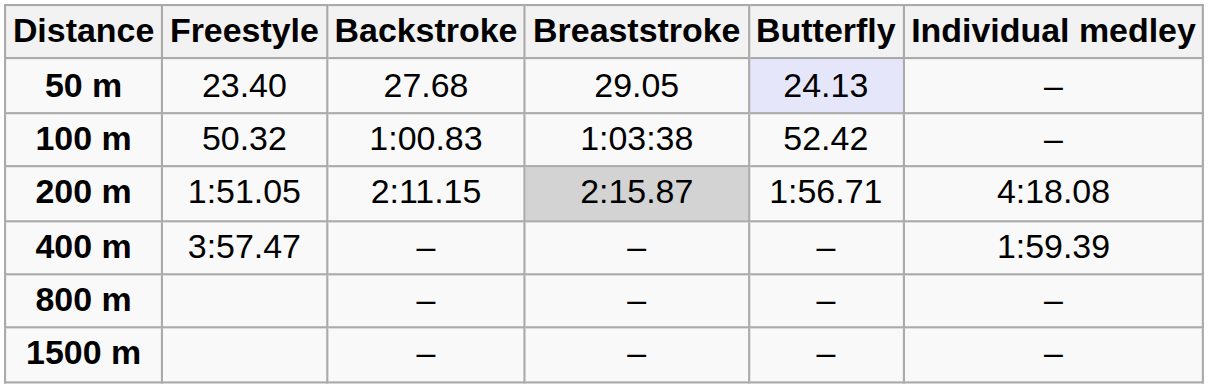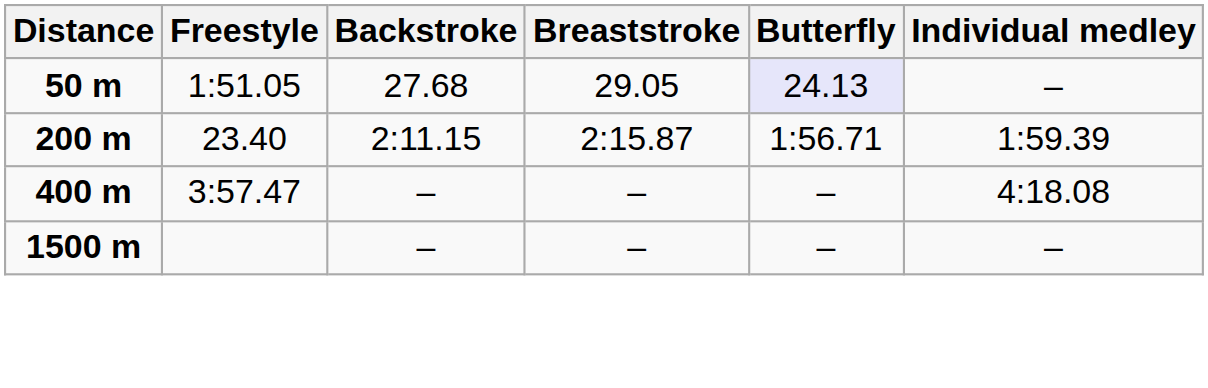(244, 85) 23.40 -> (244, 85) 1:51.05
- row: (84, 138)
(244, 192) 1:51.05 -> (244, 138) 23.40
(637, 192) lightgrey background -> (637, 138) no background
(1054, 192) 4:18.08 -> (1054, 138) 1:59.39
(1054, 246) 1:59.39 -> (1054, 192) 4:18.08
- row: (84, 300)
